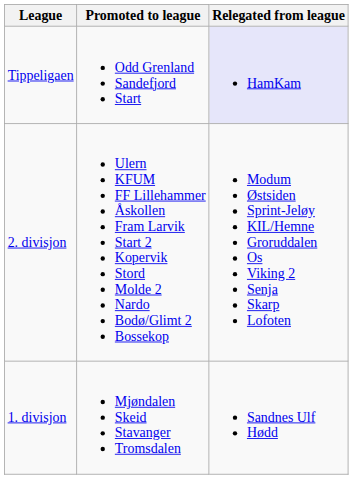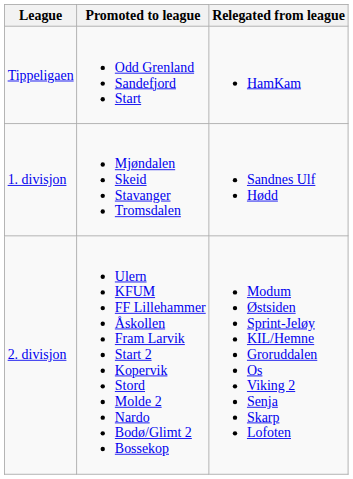(278, 83) lavender background -> (278, 83) no background
rows swapped: (37, 417) <-> (37, 242)
